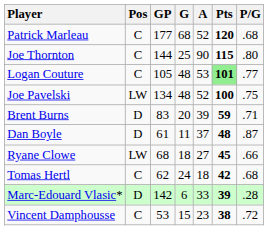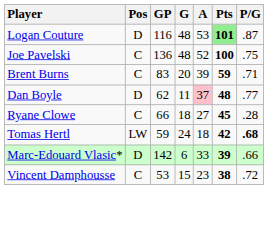- row: (48, 34)
- row: (41, 54)
(138, 74) C -> (138, 34) D
(163, 74) 105 -> (163, 34) 116
(250, 74) .77 -> (250, 34) .87
(138, 94) LW -> (138, 54) C
(163, 94) 134 -> (163, 54) 136
(138, 114) D -> (138, 74) C
(163, 134) 61 -> (163, 94) 62
(203, 134) no background -> (203, 94) pink background
(250, 134) .87 -> (250, 94) .77
(138, 154) LW -> (138, 114) C
(163, 154) 68 -> (163, 114) 66
(250, 154) .66 -> (250, 114) .28
(138, 174) C -> (138, 134) LW
(163, 174) 62 -> (163, 134) 59
(250, 174) normal -> (250, 134) bold
(250, 194) .28 -> (250, 154) .66
